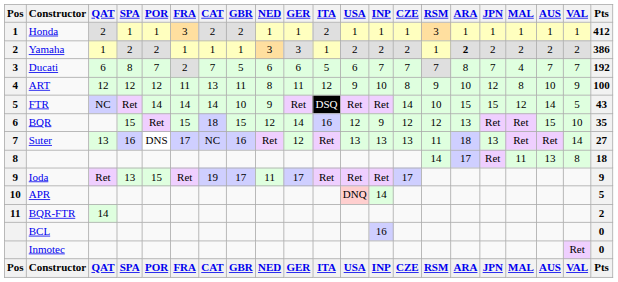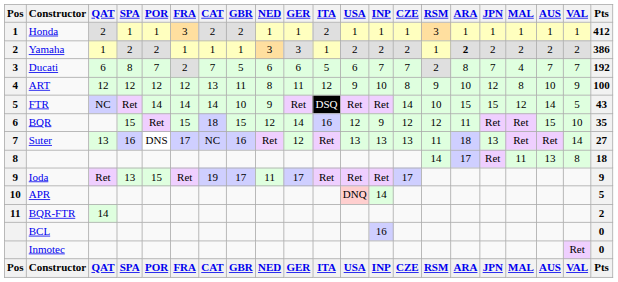(436, 67) 7 -> (436, 67) 2
(185, 85) 11 -> (185, 85) 12
(465, 122) 13 -> (465, 122) 11
